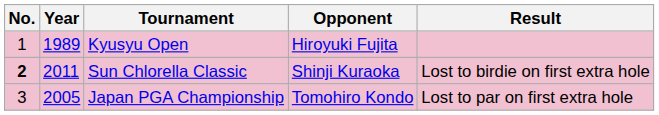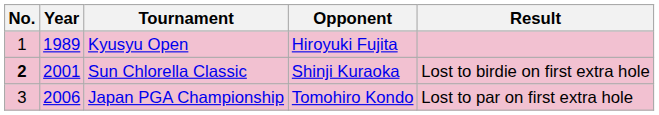(61, 71) 2011 -> (62, 71) 2001
(62, 97) 2005 -> (62, 97) 2006
